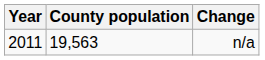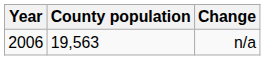(25, 42) 2011 -> (26, 42) 2006
